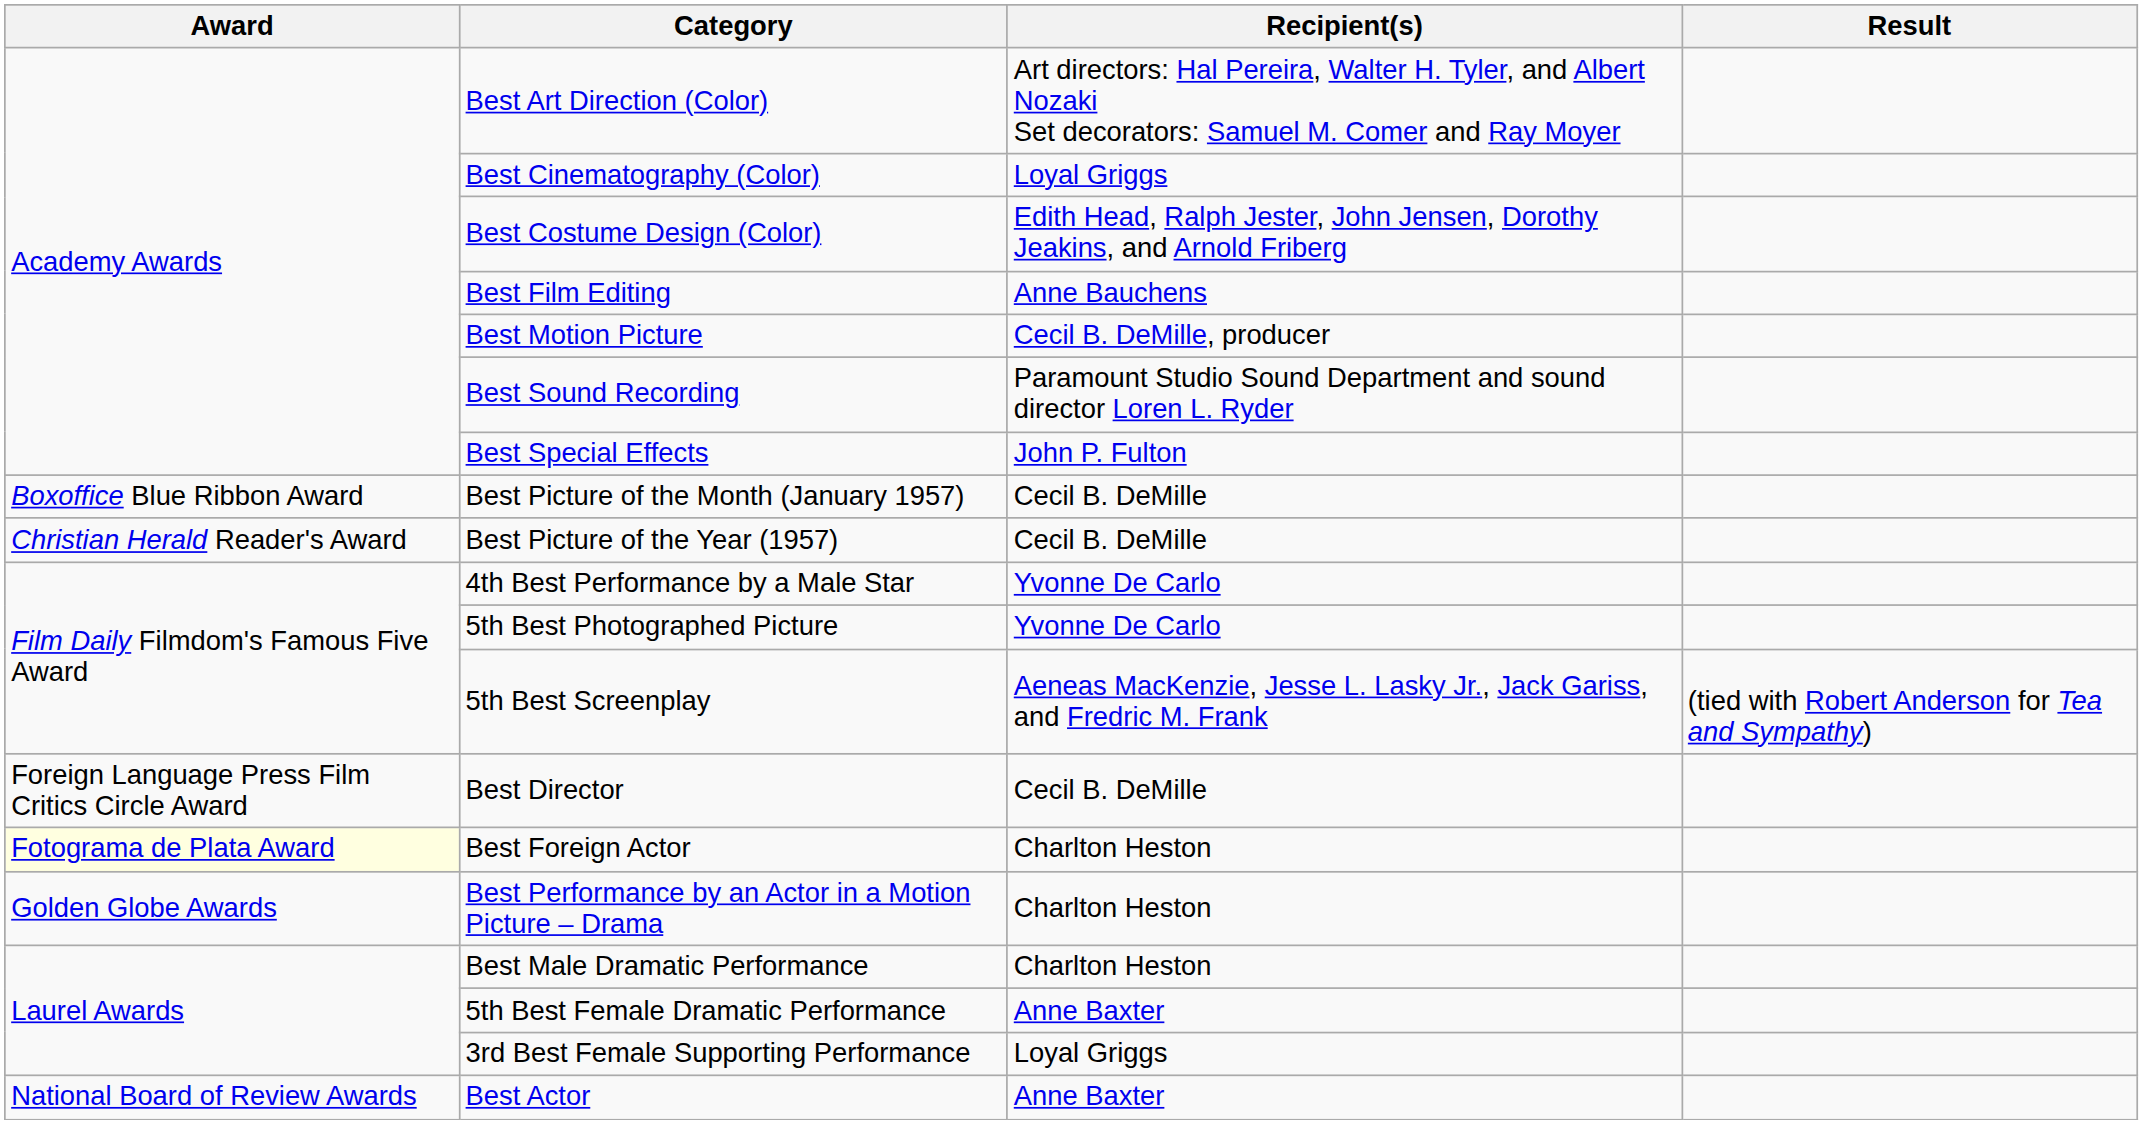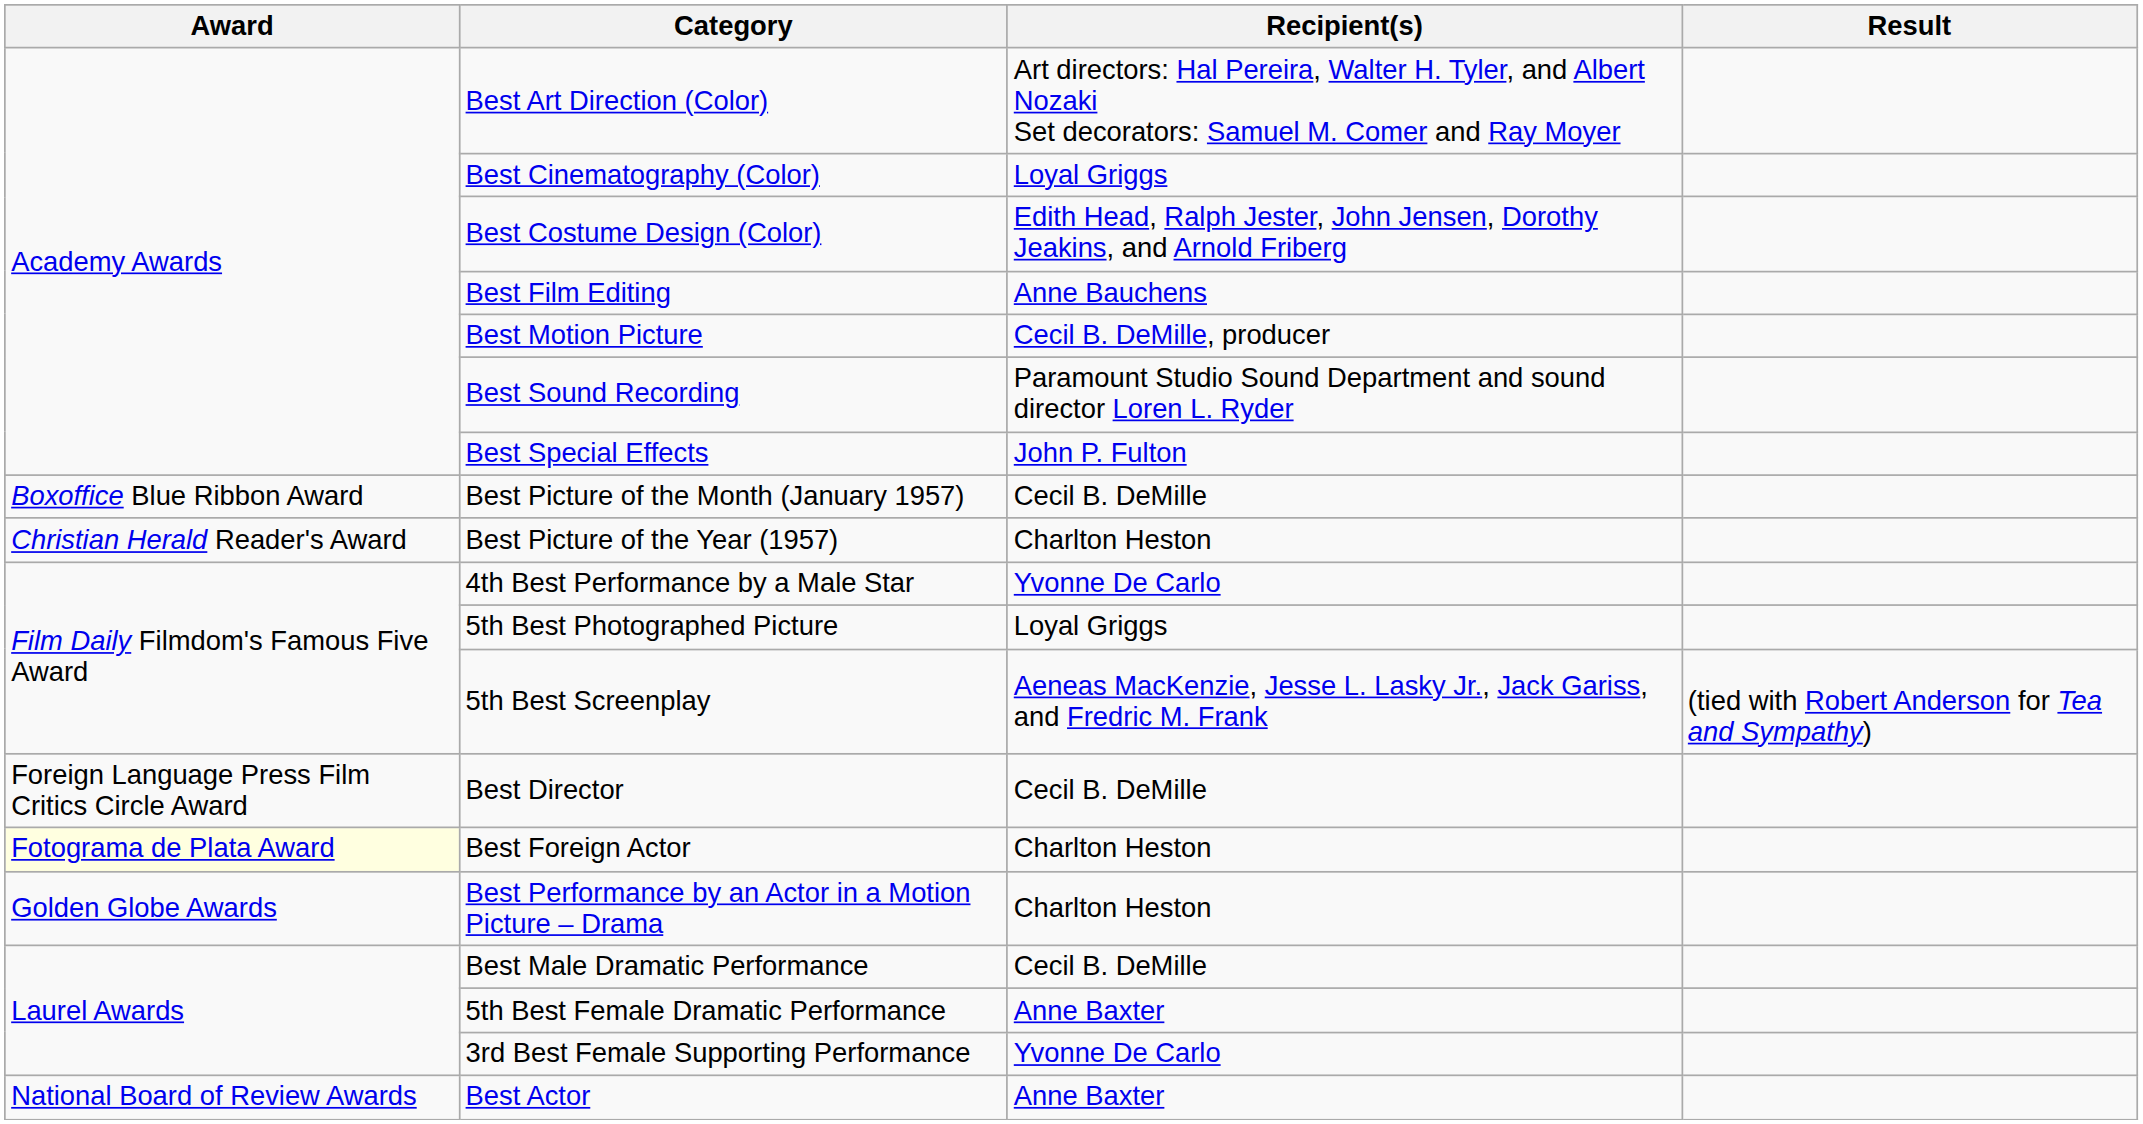(1110, 539) Cecil B. DeMille -> (1113, 539) Charlton Heston
(1117, 626) Yvonne De Carlo -> (1091, 626) Loyal Griggs
(1113, 966) Charlton Heston -> (1110, 966) Cecil B. DeMille
(1091, 1053) Loyal Griggs -> (1117, 1053) Yvonne De Carlo
